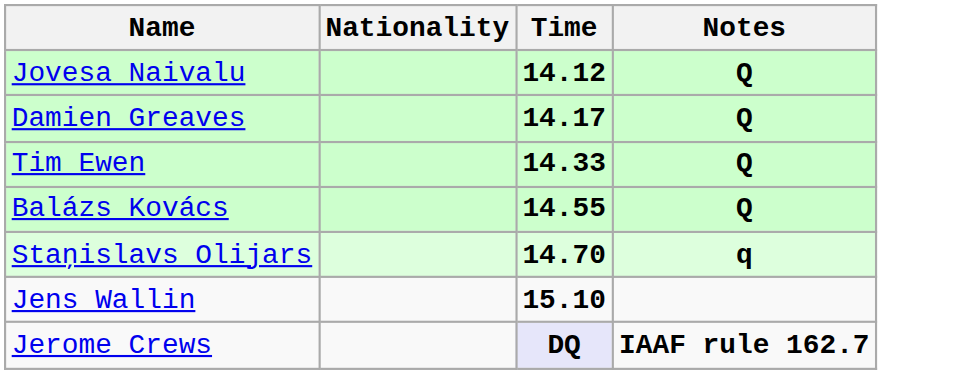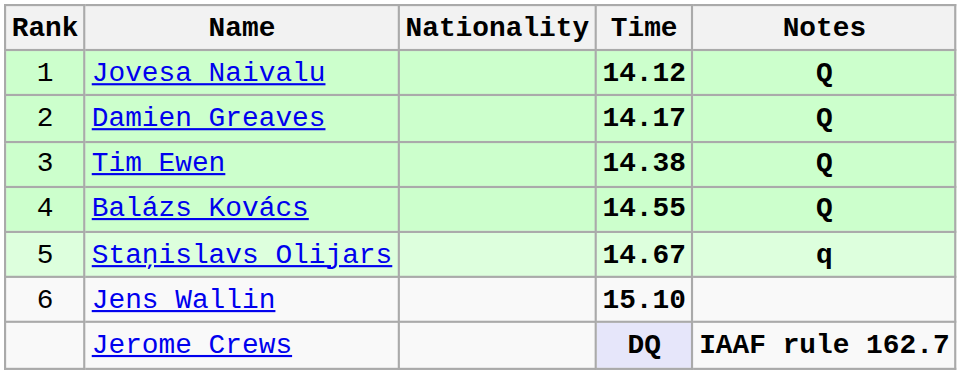+ column: (45, 28)
(564, 164) 14.33 -> (644, 164) 14.38
(564, 254) 14.70 -> (644, 254) 14.67
